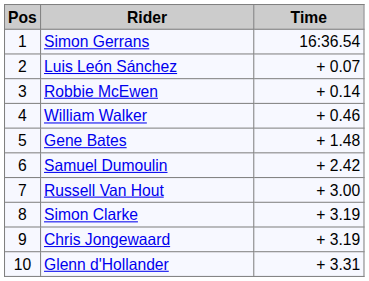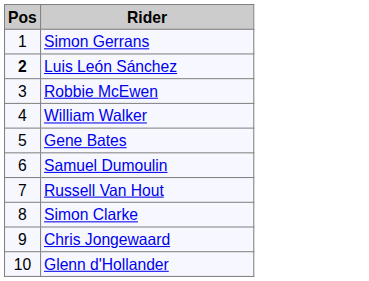- column: (309, 17)
(22, 66) normal -> (22, 66) bold
